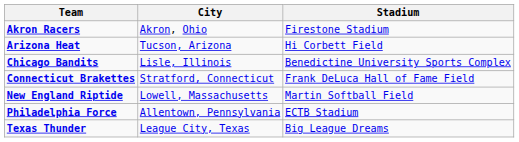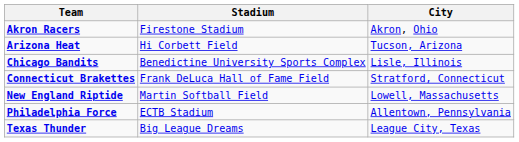columns swapped: (210, 13) <-> (398, 13)
